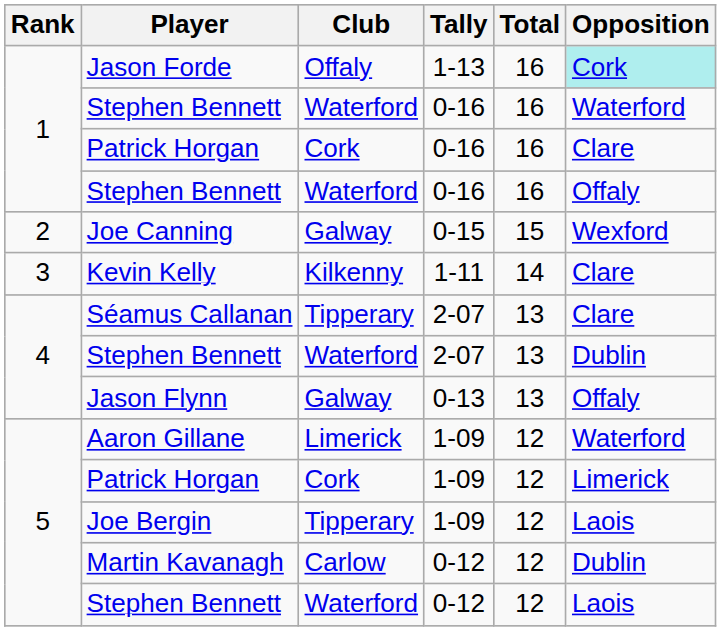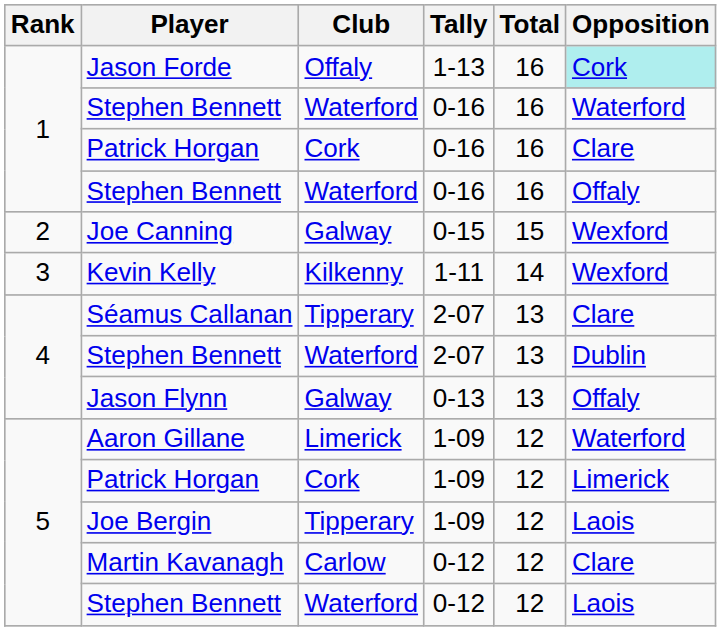(603, 273) Clare -> (620, 273) Wexford
(609, 562) Dublin -> (603, 562) Clare
